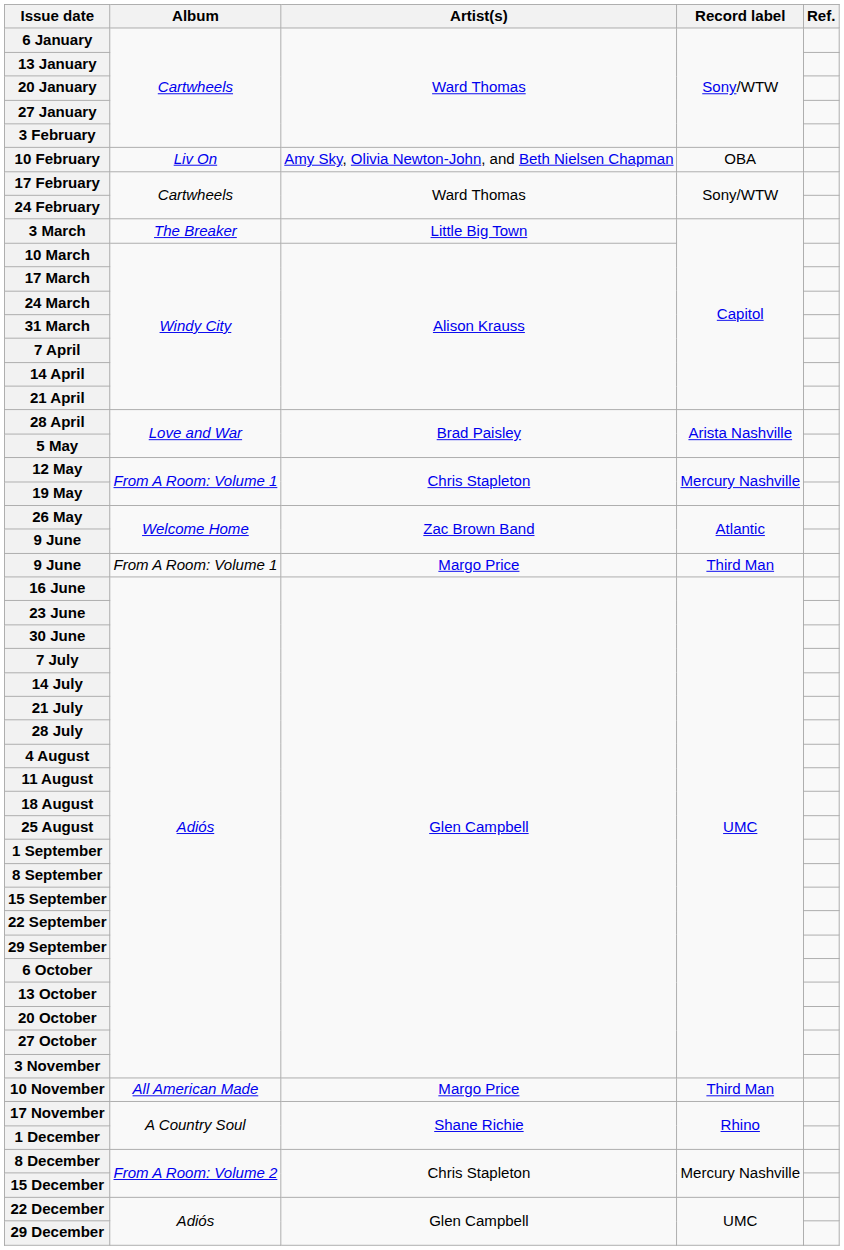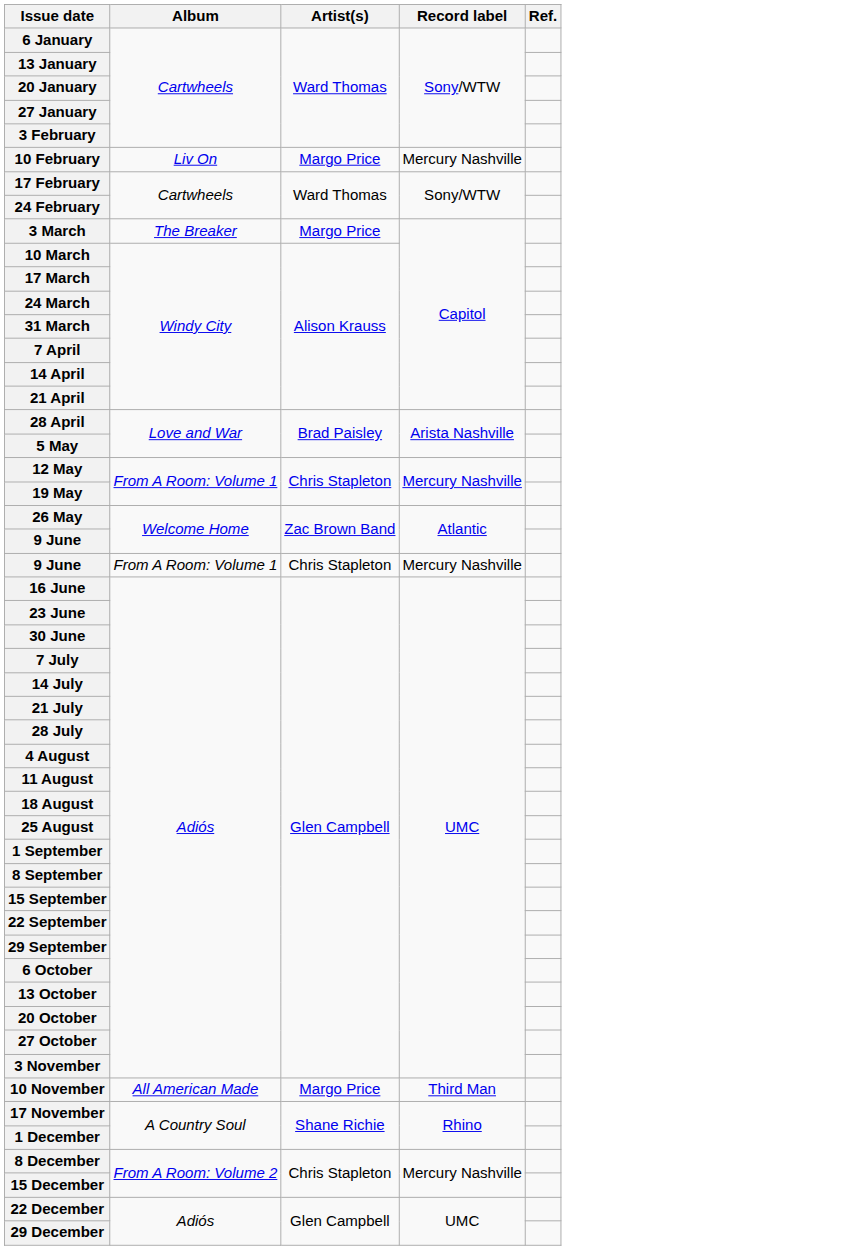(479, 159) Amy Sky, Olivia Newton-John, and Beth Nielsen Chapman -> (340, 159) Margo Price
(740, 159) OBA -> (462, 159) Mercury Nashville
(479, 231) Little Big Town -> (340, 231) Margo Price
(479, 565) Margo Price -> (340, 565) Chris Stapleton
(740, 565) Third Man -> (462, 565) Mercury Nashville
